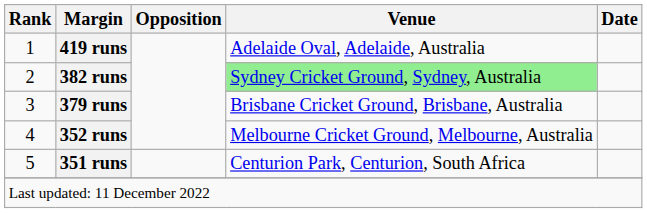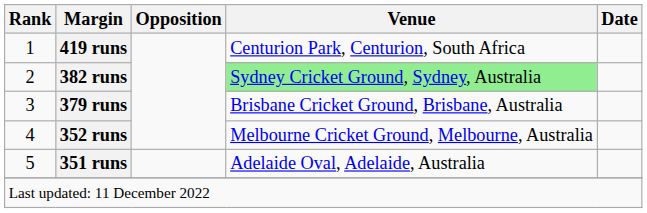(358, 47) Adelaide Oval, Adelaide, Australia -> (378, 47) Centurion Park, Centurion, South Africa
(378, 163) Centurion Park, Centurion, South Africa -> (358, 163) Adelaide Oval, Adelaide, Australia
